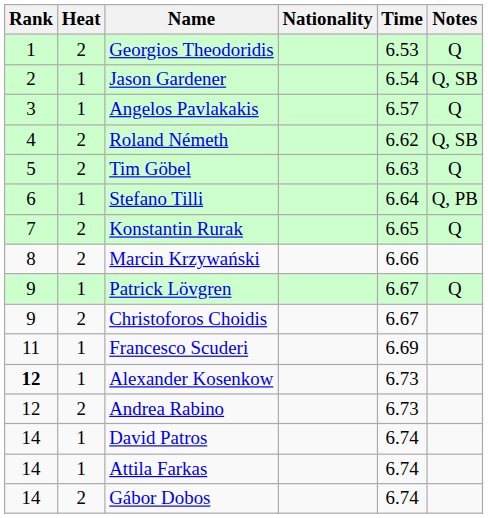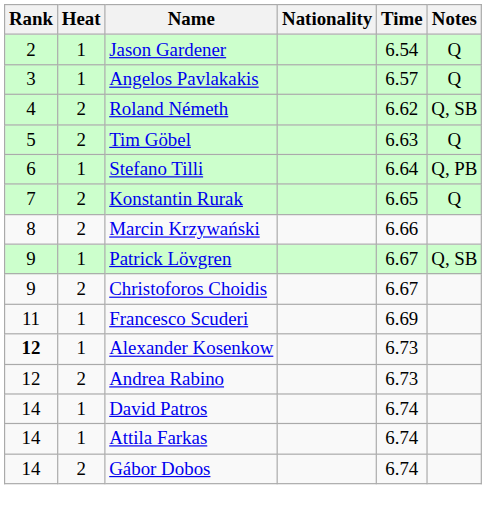- row: (191, 49)
(455, 79) Q, SB -> (454, 49) Q
(455, 288) Q -> (454, 259) Q, SB
